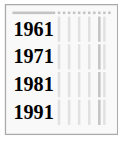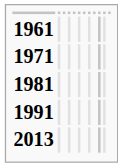+ row: (34, 140)
